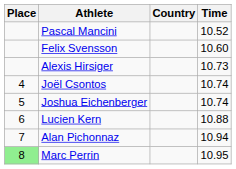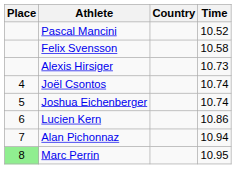(214, 48) 10.60 -> (214, 48) 10.58
(214, 119) 10.88 -> (214, 119) 10.86
